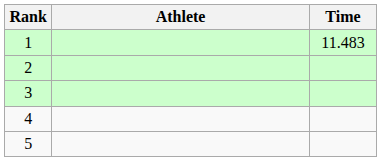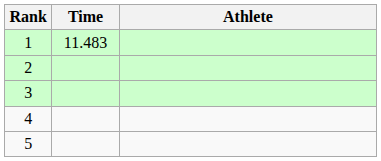columns swapped: (181, 17) <-> (343, 17)
